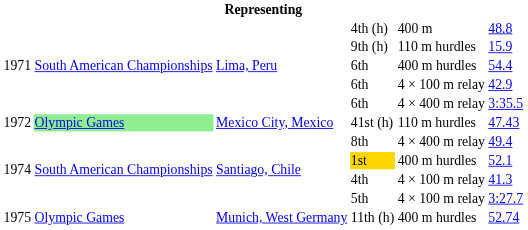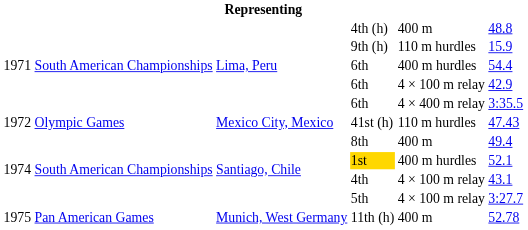(79, 122) lightgreen background -> (79, 122) no background
(441, 141) 4 × 400 m relay -> (415, 141) 400 m
(500, 179) 41.3 -> (500, 179) 43.1
(79, 217) Olympic Games -> (94, 217) Pan American Games
(437, 217) 400 m hurdles -> (415, 217) 400 m
(504, 217) 52.74 -> (504, 217) 52.78
